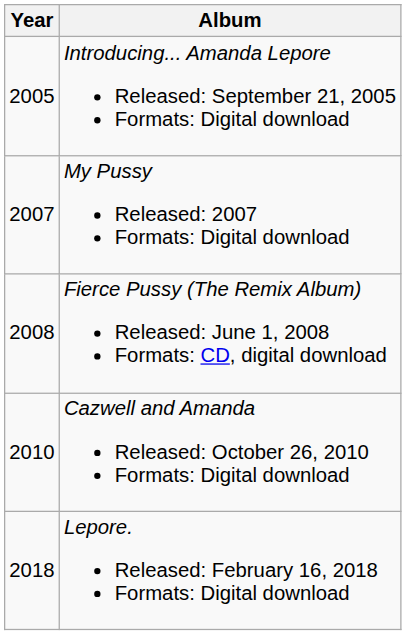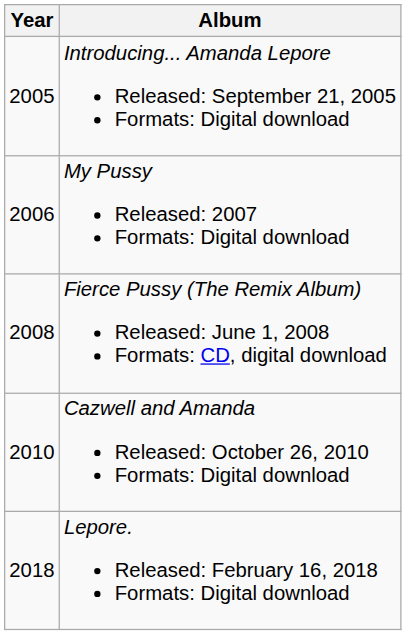(32, 214) 2007 -> (32, 214) 2006
